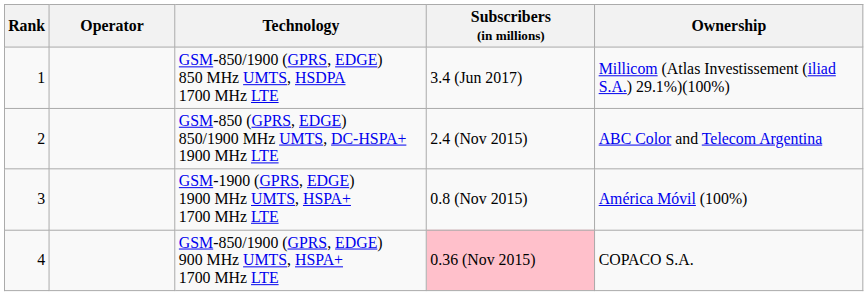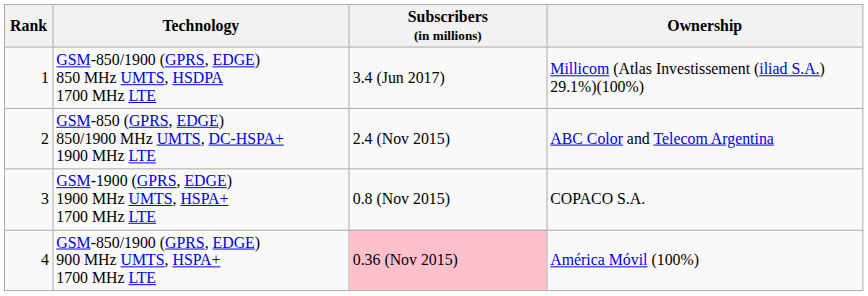- column: (112, 25)
(673, 199) América Móvil (100%) -> (598, 199) COPACO S.A.
(646, 260) COPACO S.A. -> (625, 260) América Móvil (100%)
